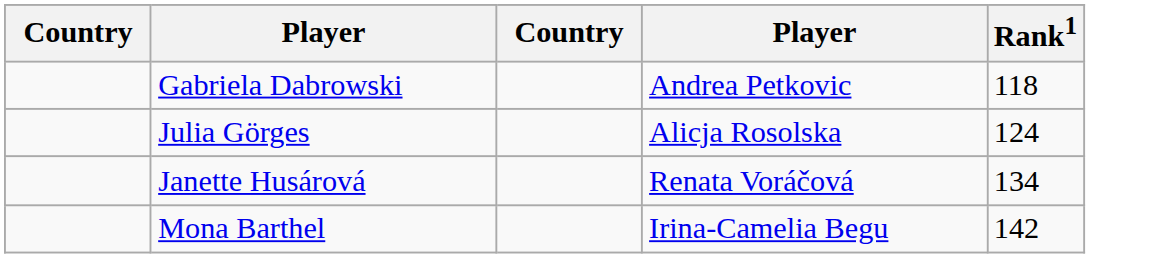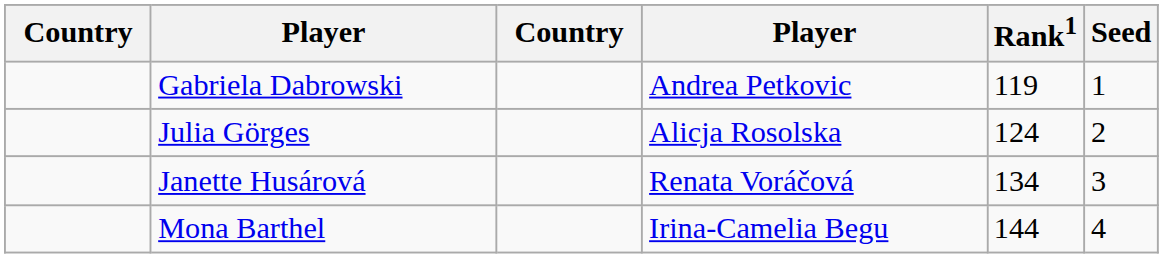+ column: (1121, 32)
(1016, 84) 118 -> (1016, 84) 119
(1016, 228) 142 -> (1016, 228) 144
